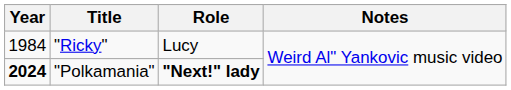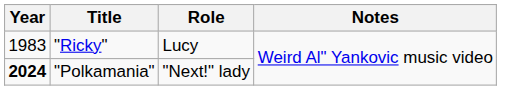(27, 44) 1984 -> (27, 44) 1983
(211, 71) bold -> (206, 71) normal
